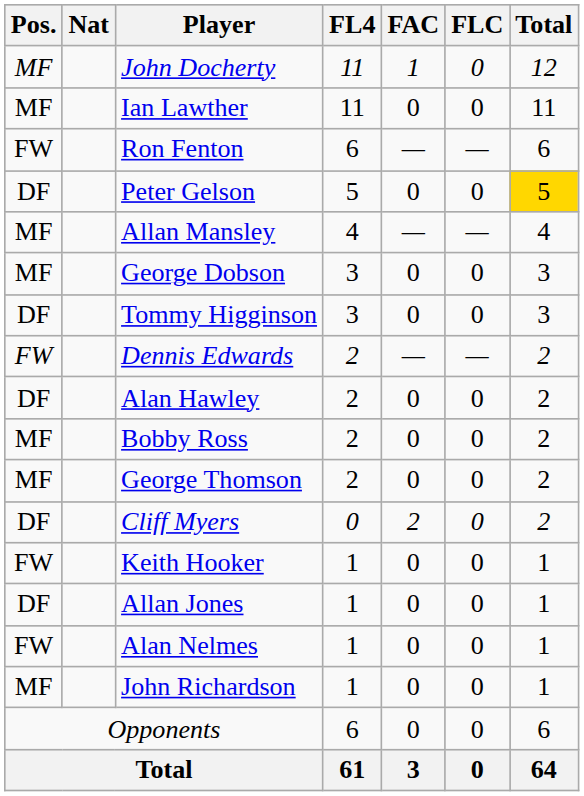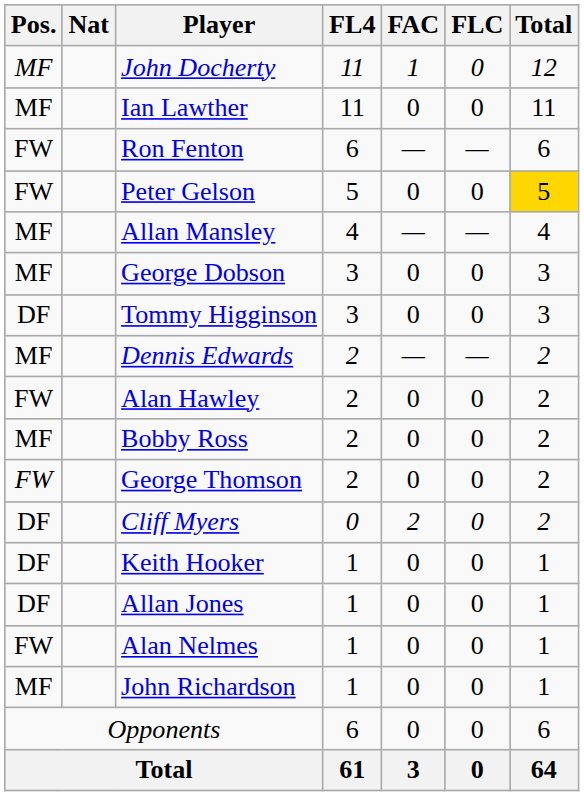(34, 190) DF -> (34, 190) FW
(34, 356) FW -> (34, 356) MF
(34, 397) DF -> (34, 397) FW
(34, 480) MF -> (34, 480) FW
(34, 562) FW -> (34, 562) DF
